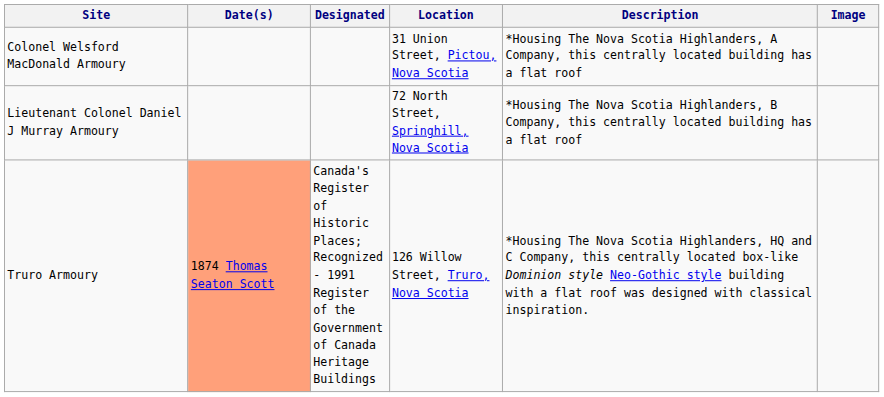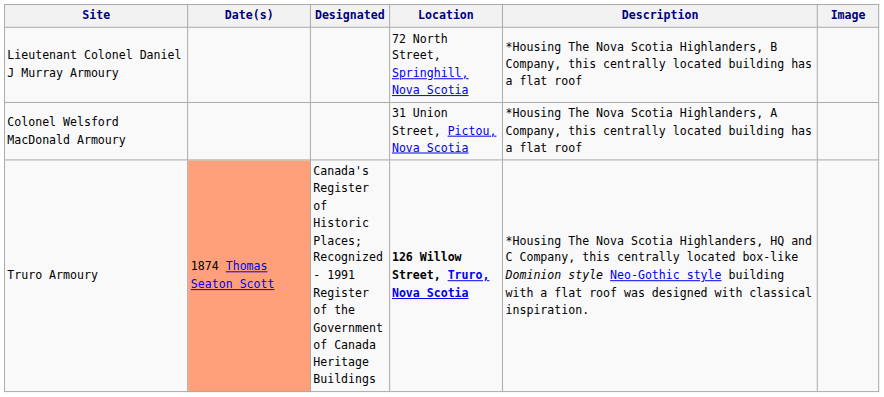rows swapped: (67, 55) <-> (94, 122)
(441, 275) normal -> (441, 275) bold
